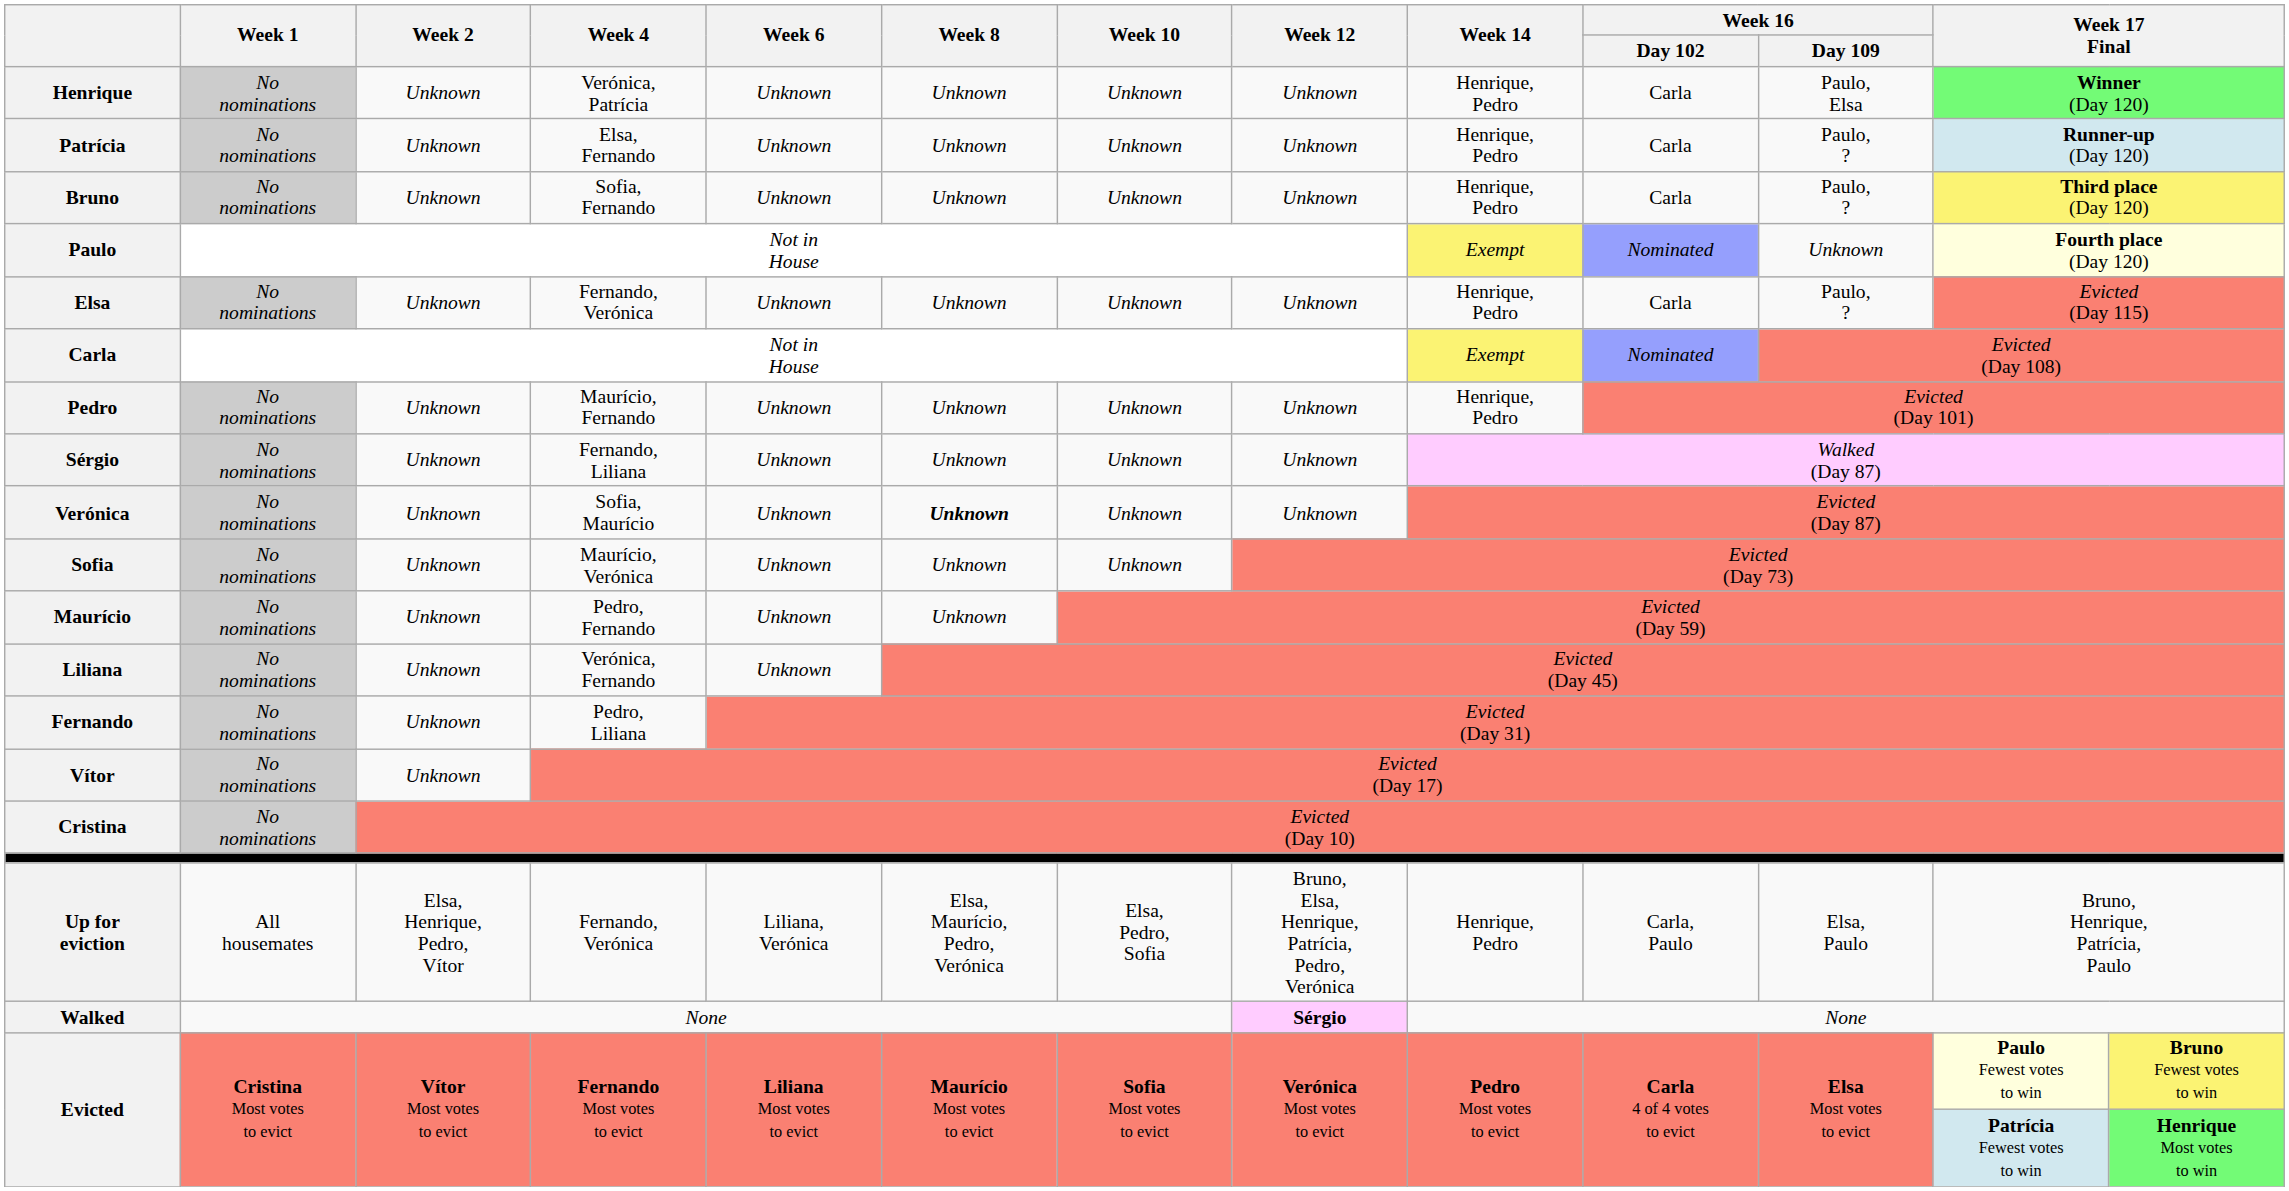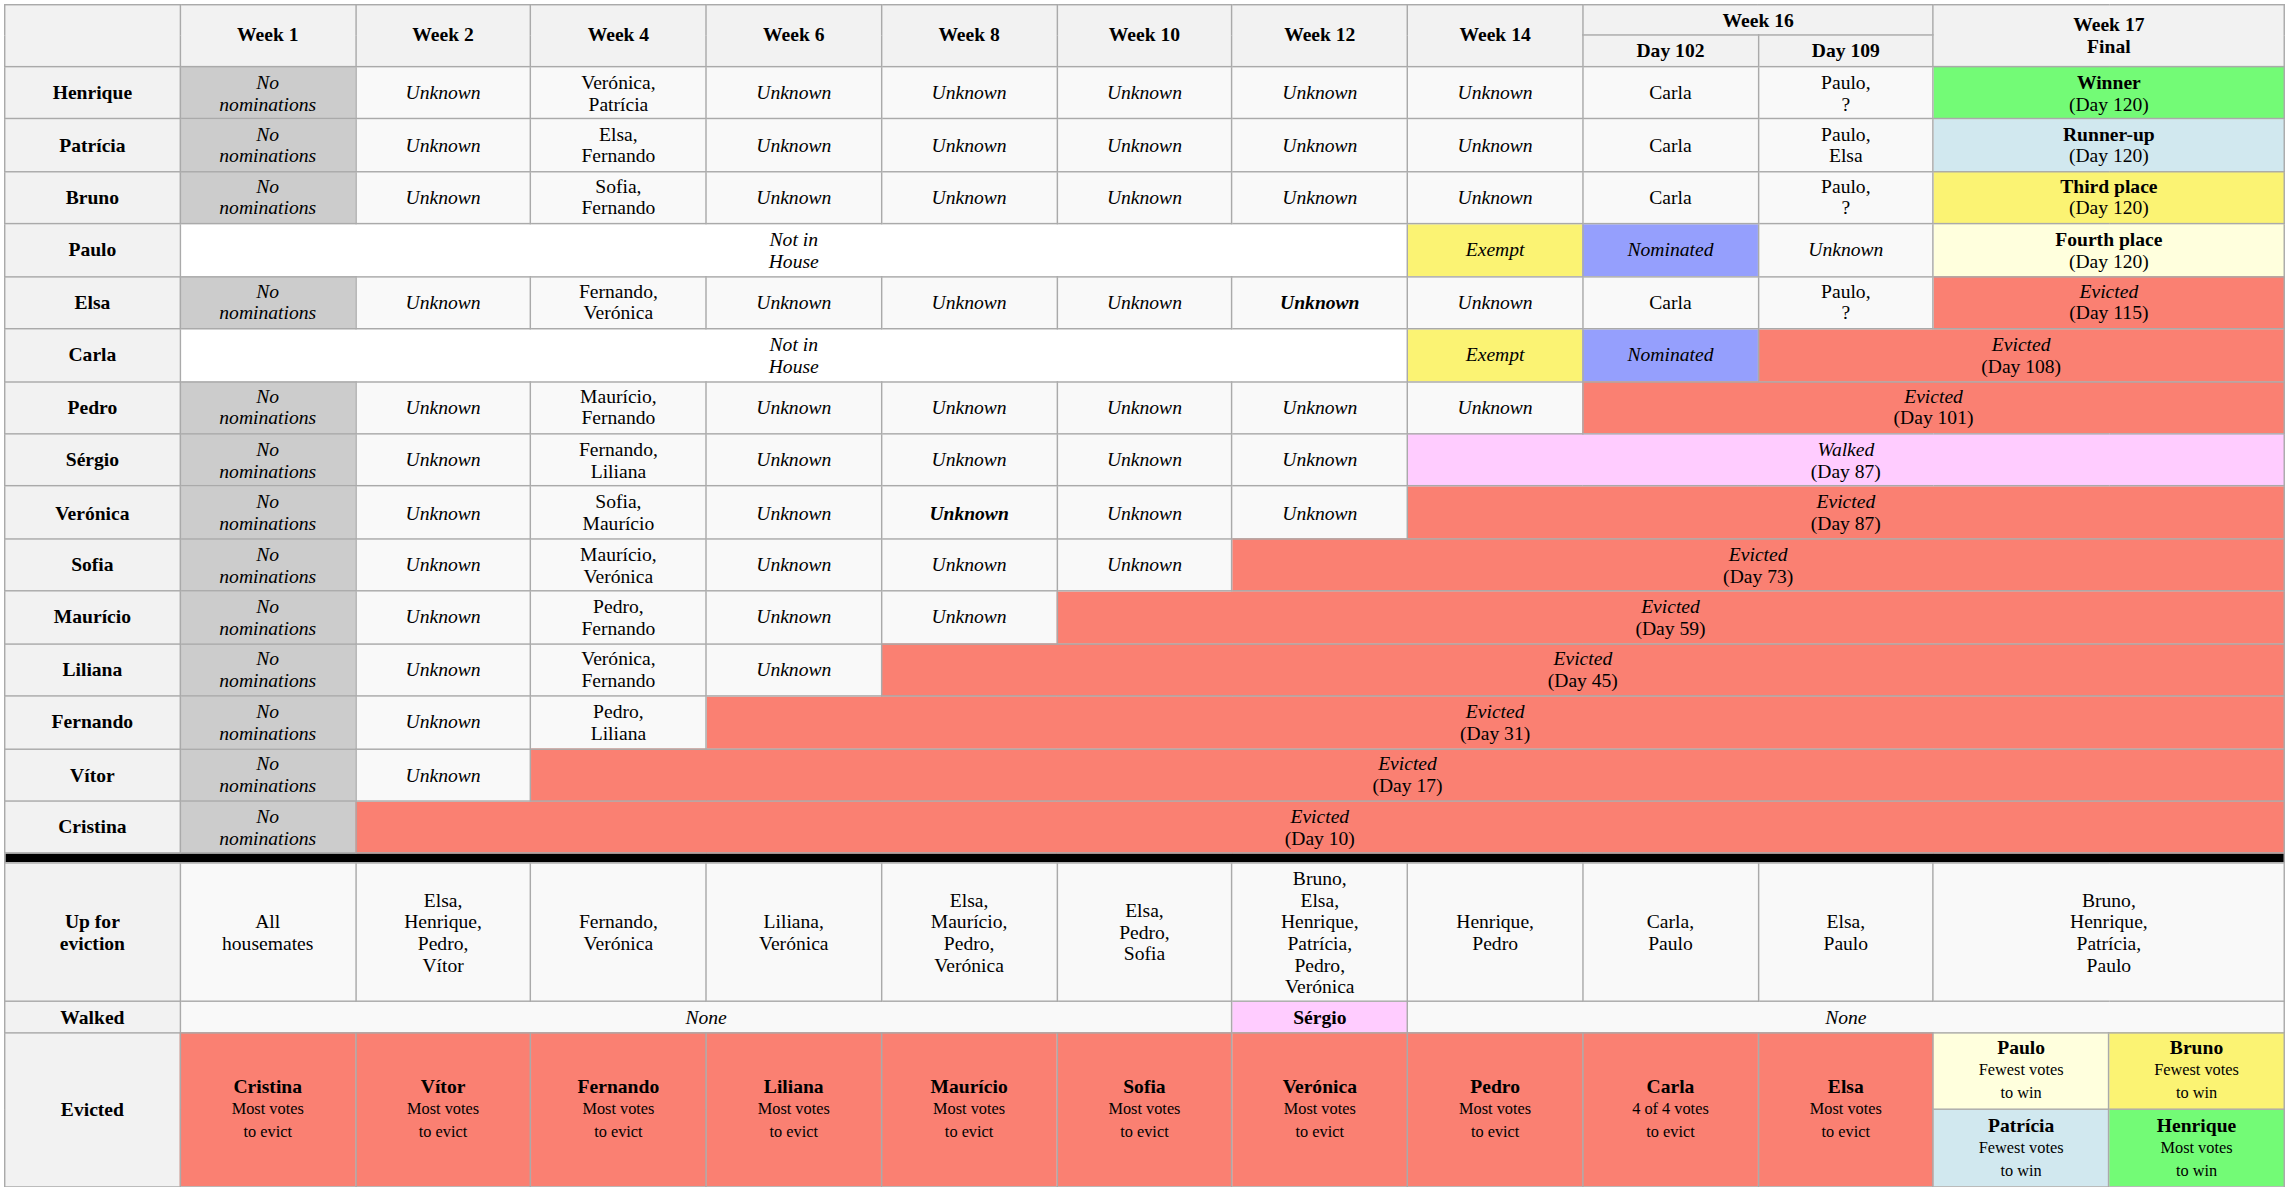(1495, 92) Henrique, Pedro -> (1495, 92) Unknown
(1846, 92) Paulo, Elsa -> (1846, 92) Paulo, ?
(1495, 145) Henrique, Pedro -> (1495, 145) Unknown
(1846, 145) Paulo, ? -> (1846, 145) Paulo, Elsa
(1495, 197) Henrique, Pedro -> (1495, 197) Unknown
(1320, 302) normal -> (1320, 302) bold
(1495, 302) Henrique, Pedro -> (1495, 302) Unknown
(1495, 407) Henrique, Pedro -> (1495, 407) Unknown
